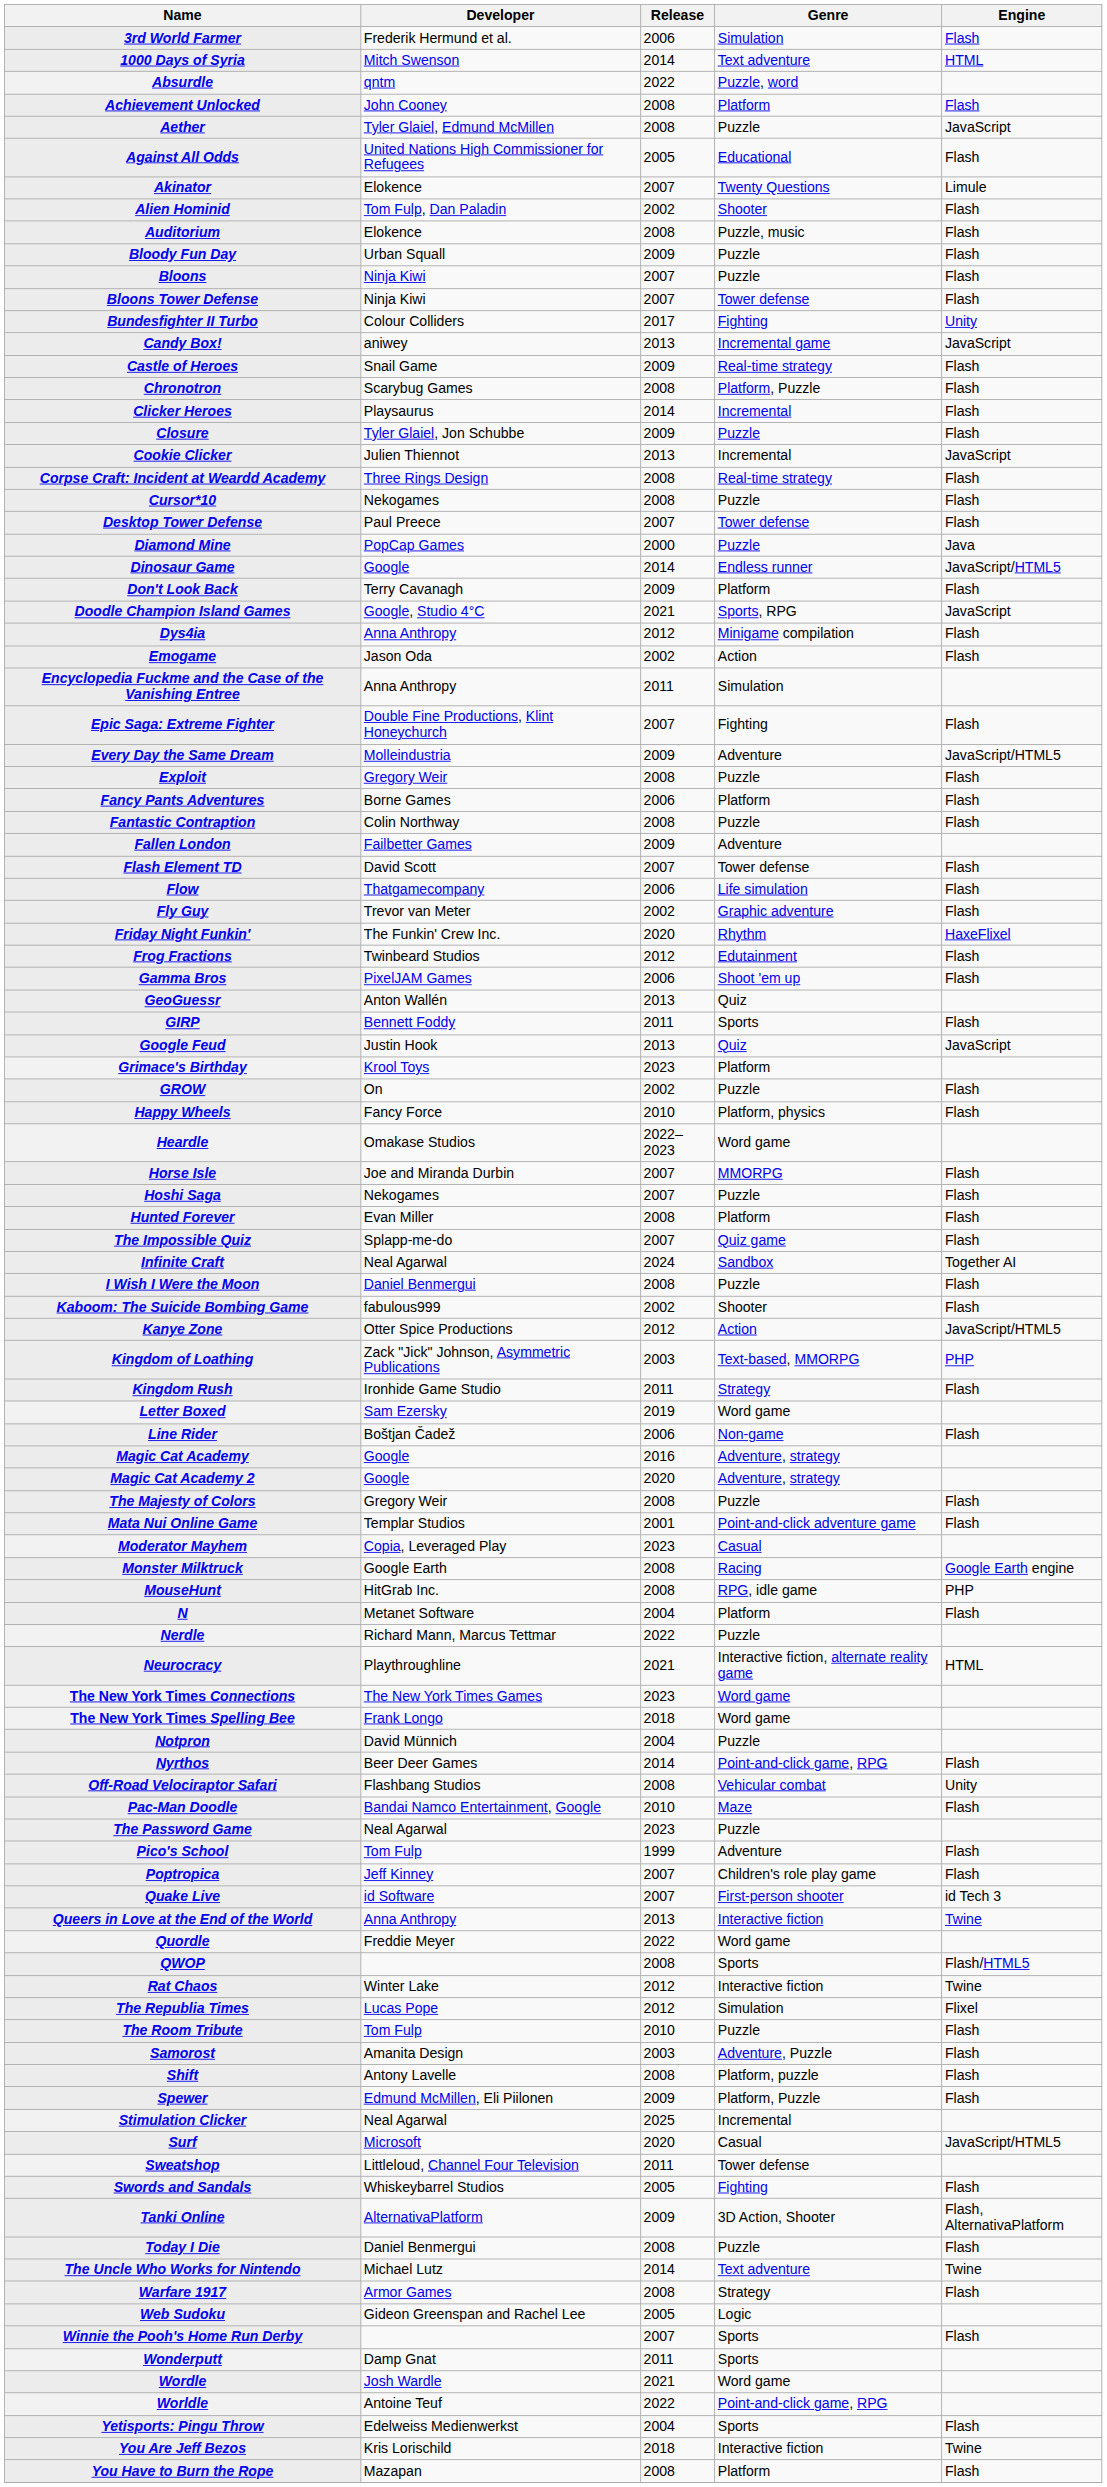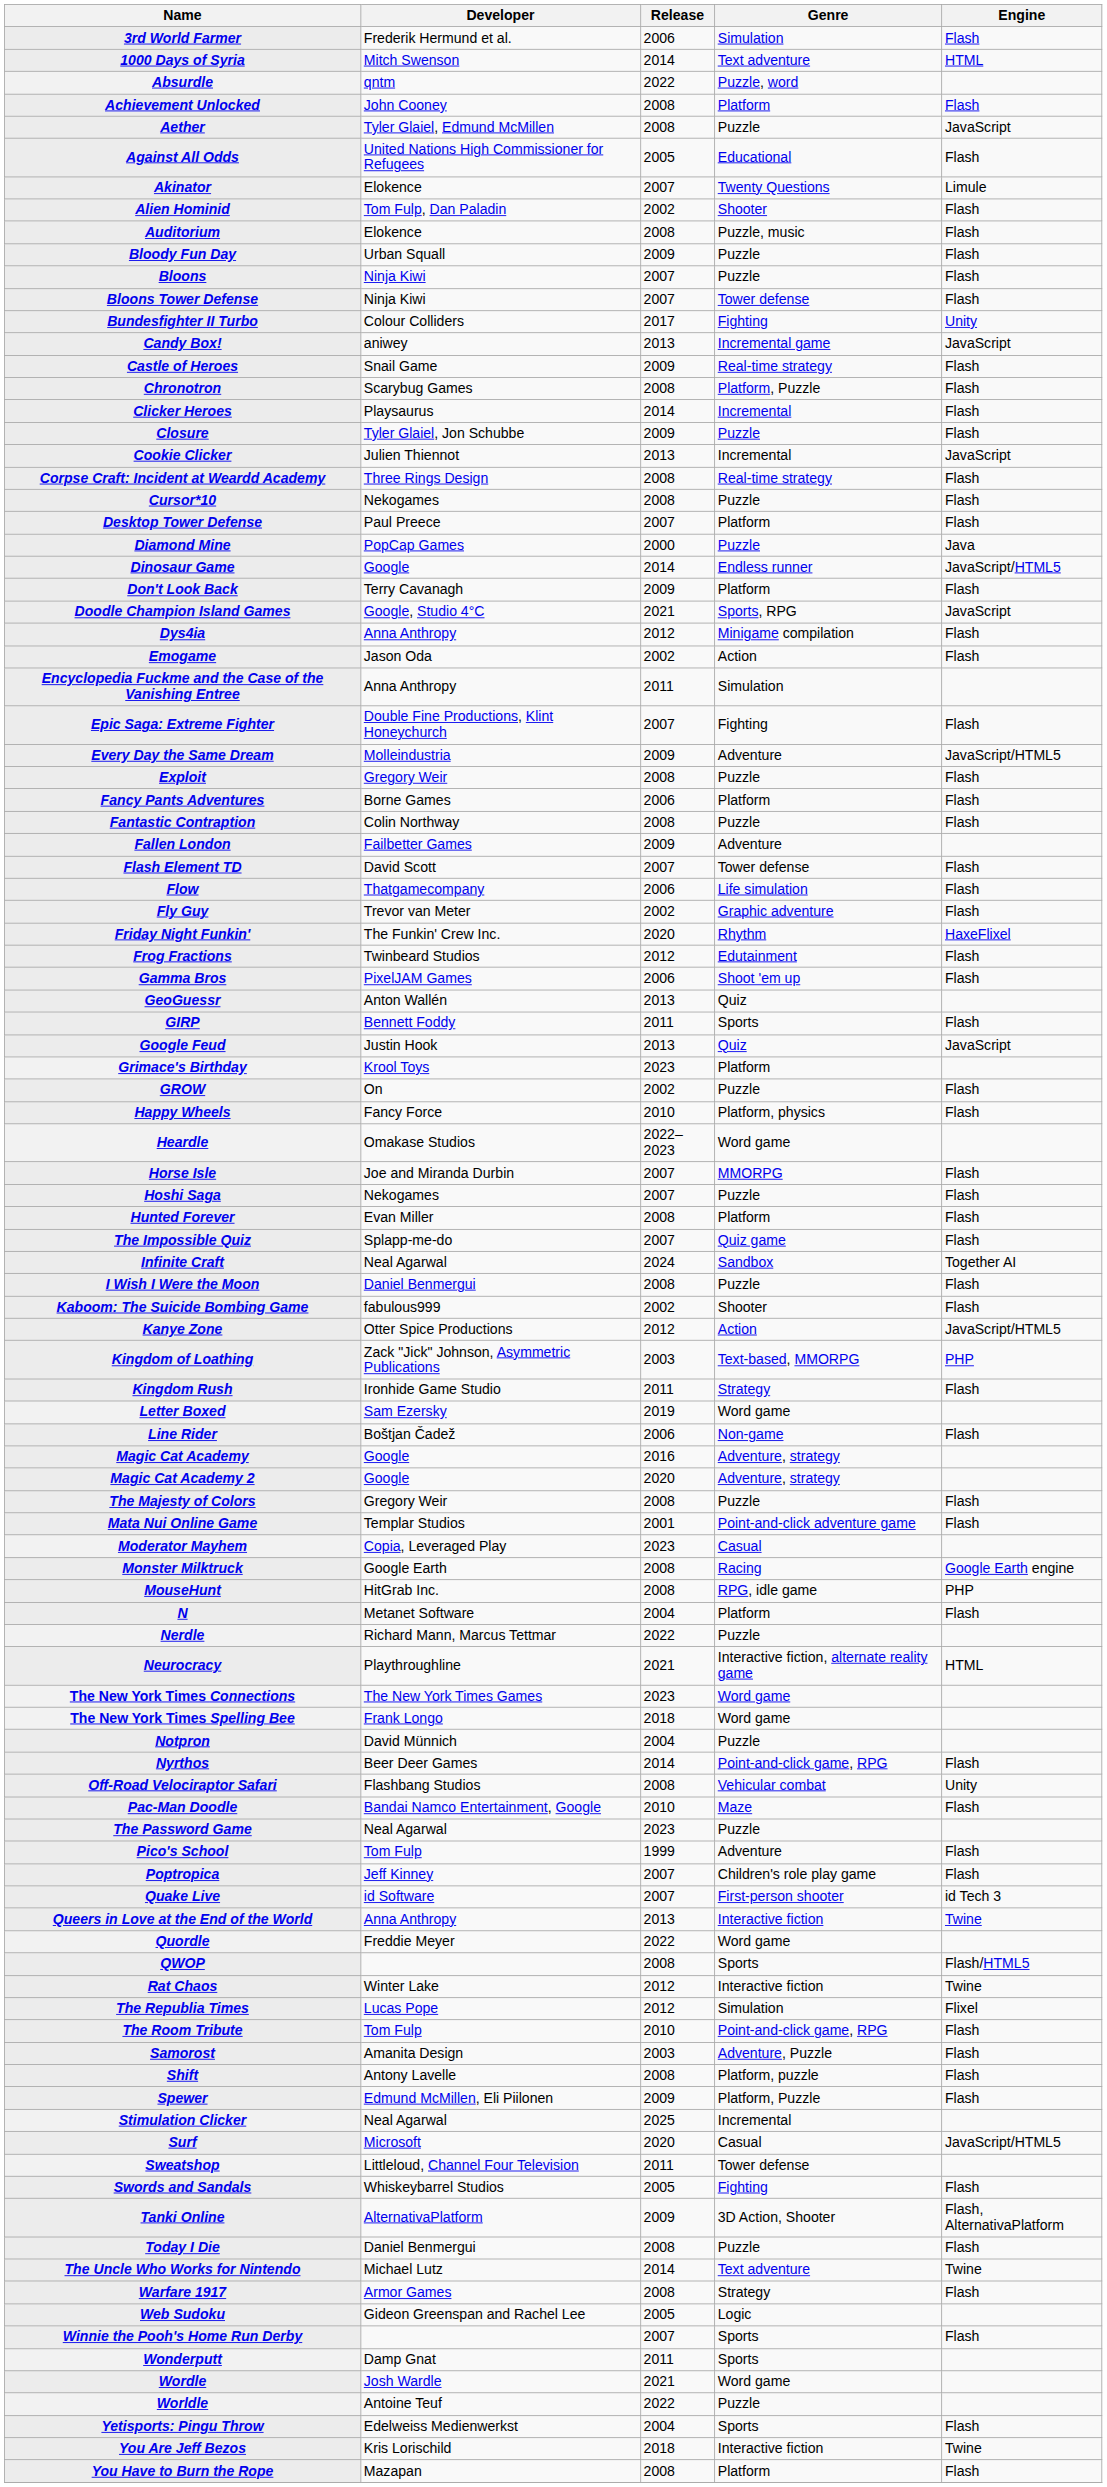(764, 522) Tower defense -> (744, 522) Platform
(739, 2031) Puzzle -> (803, 2031) Point-and-click game, RPG
(803, 2404) Point-and-click game, RPG -> (739, 2404) Puzzle
